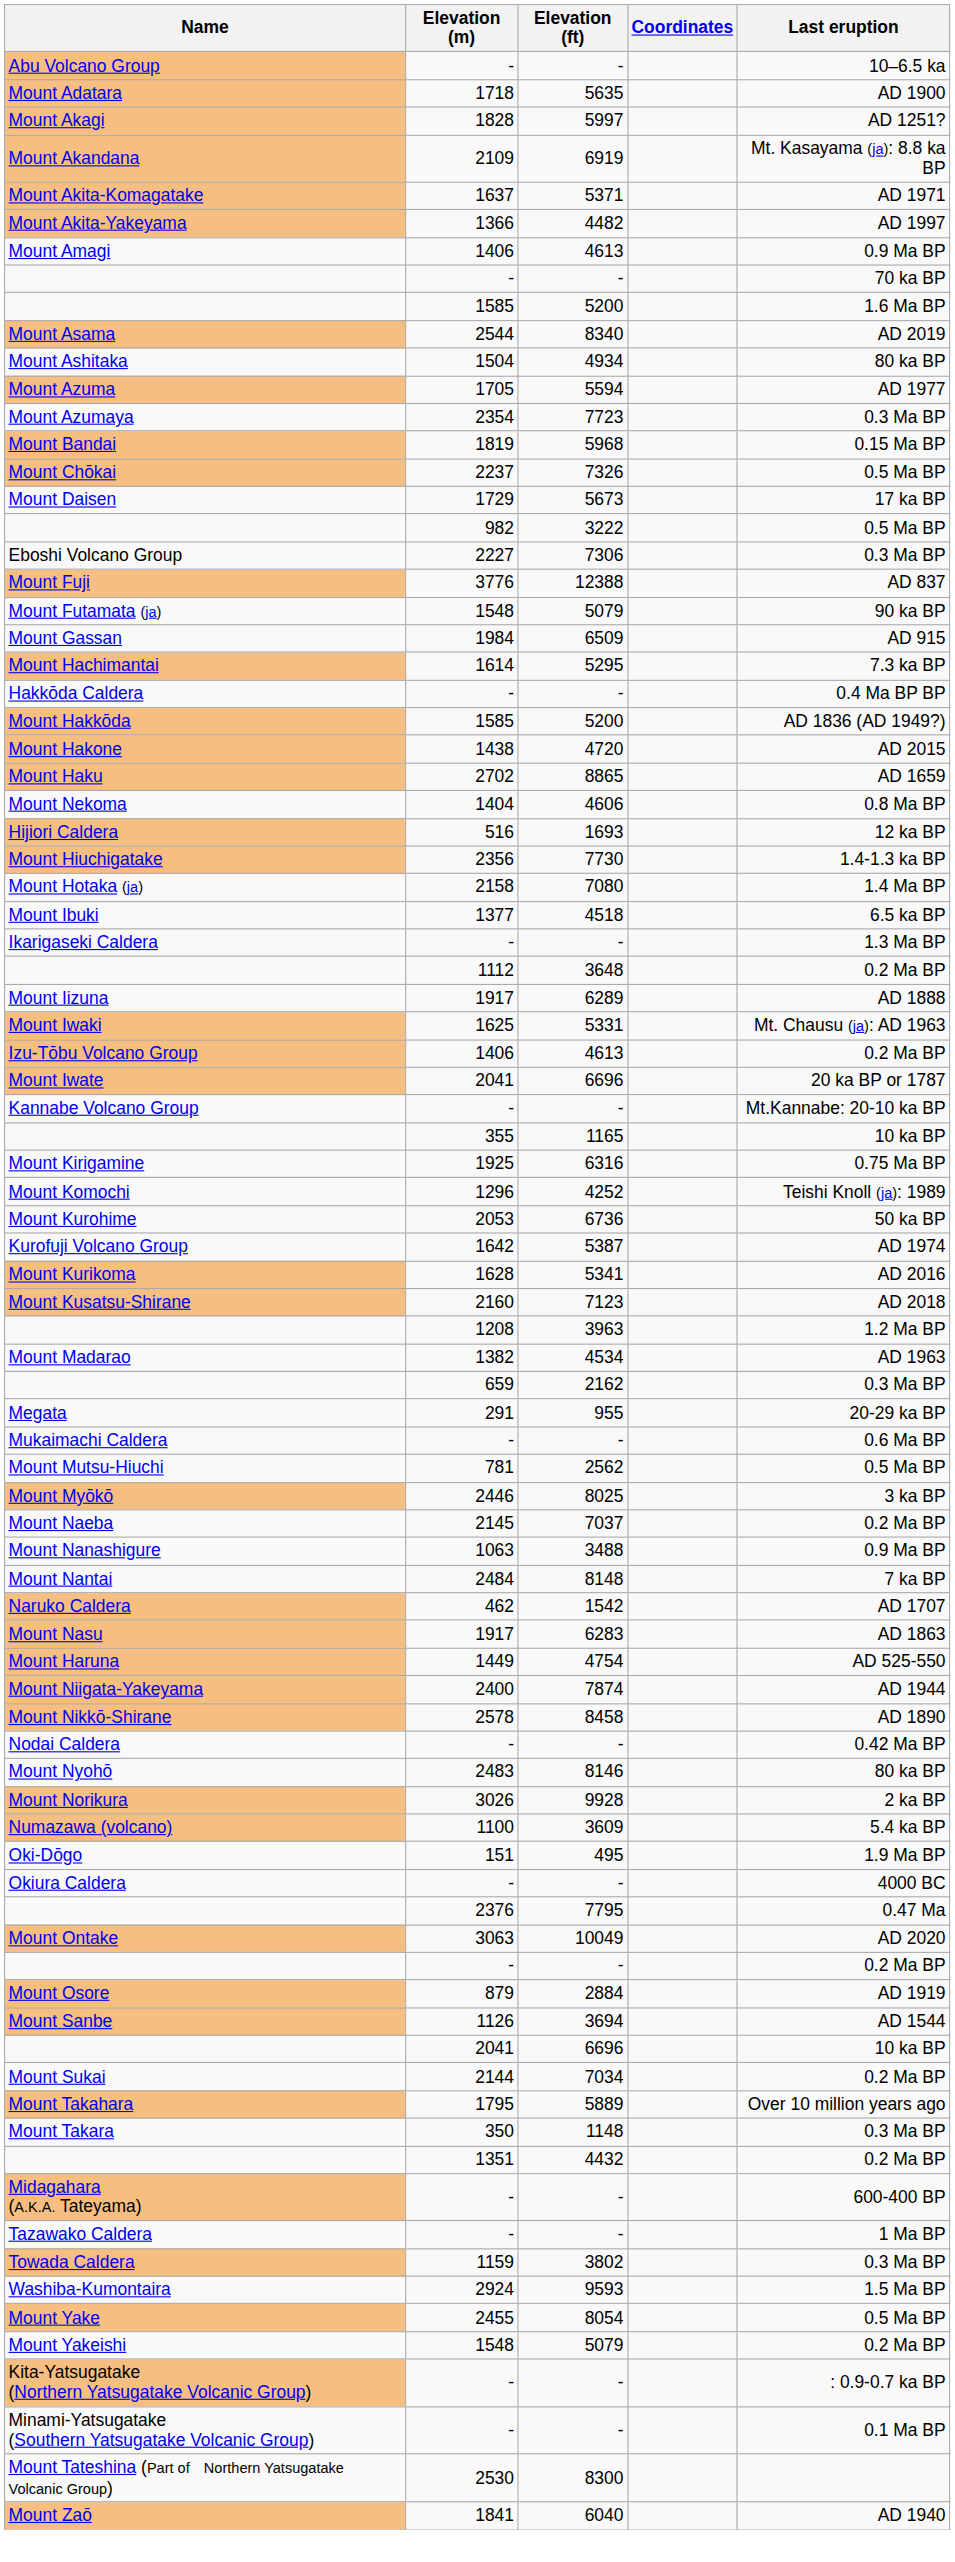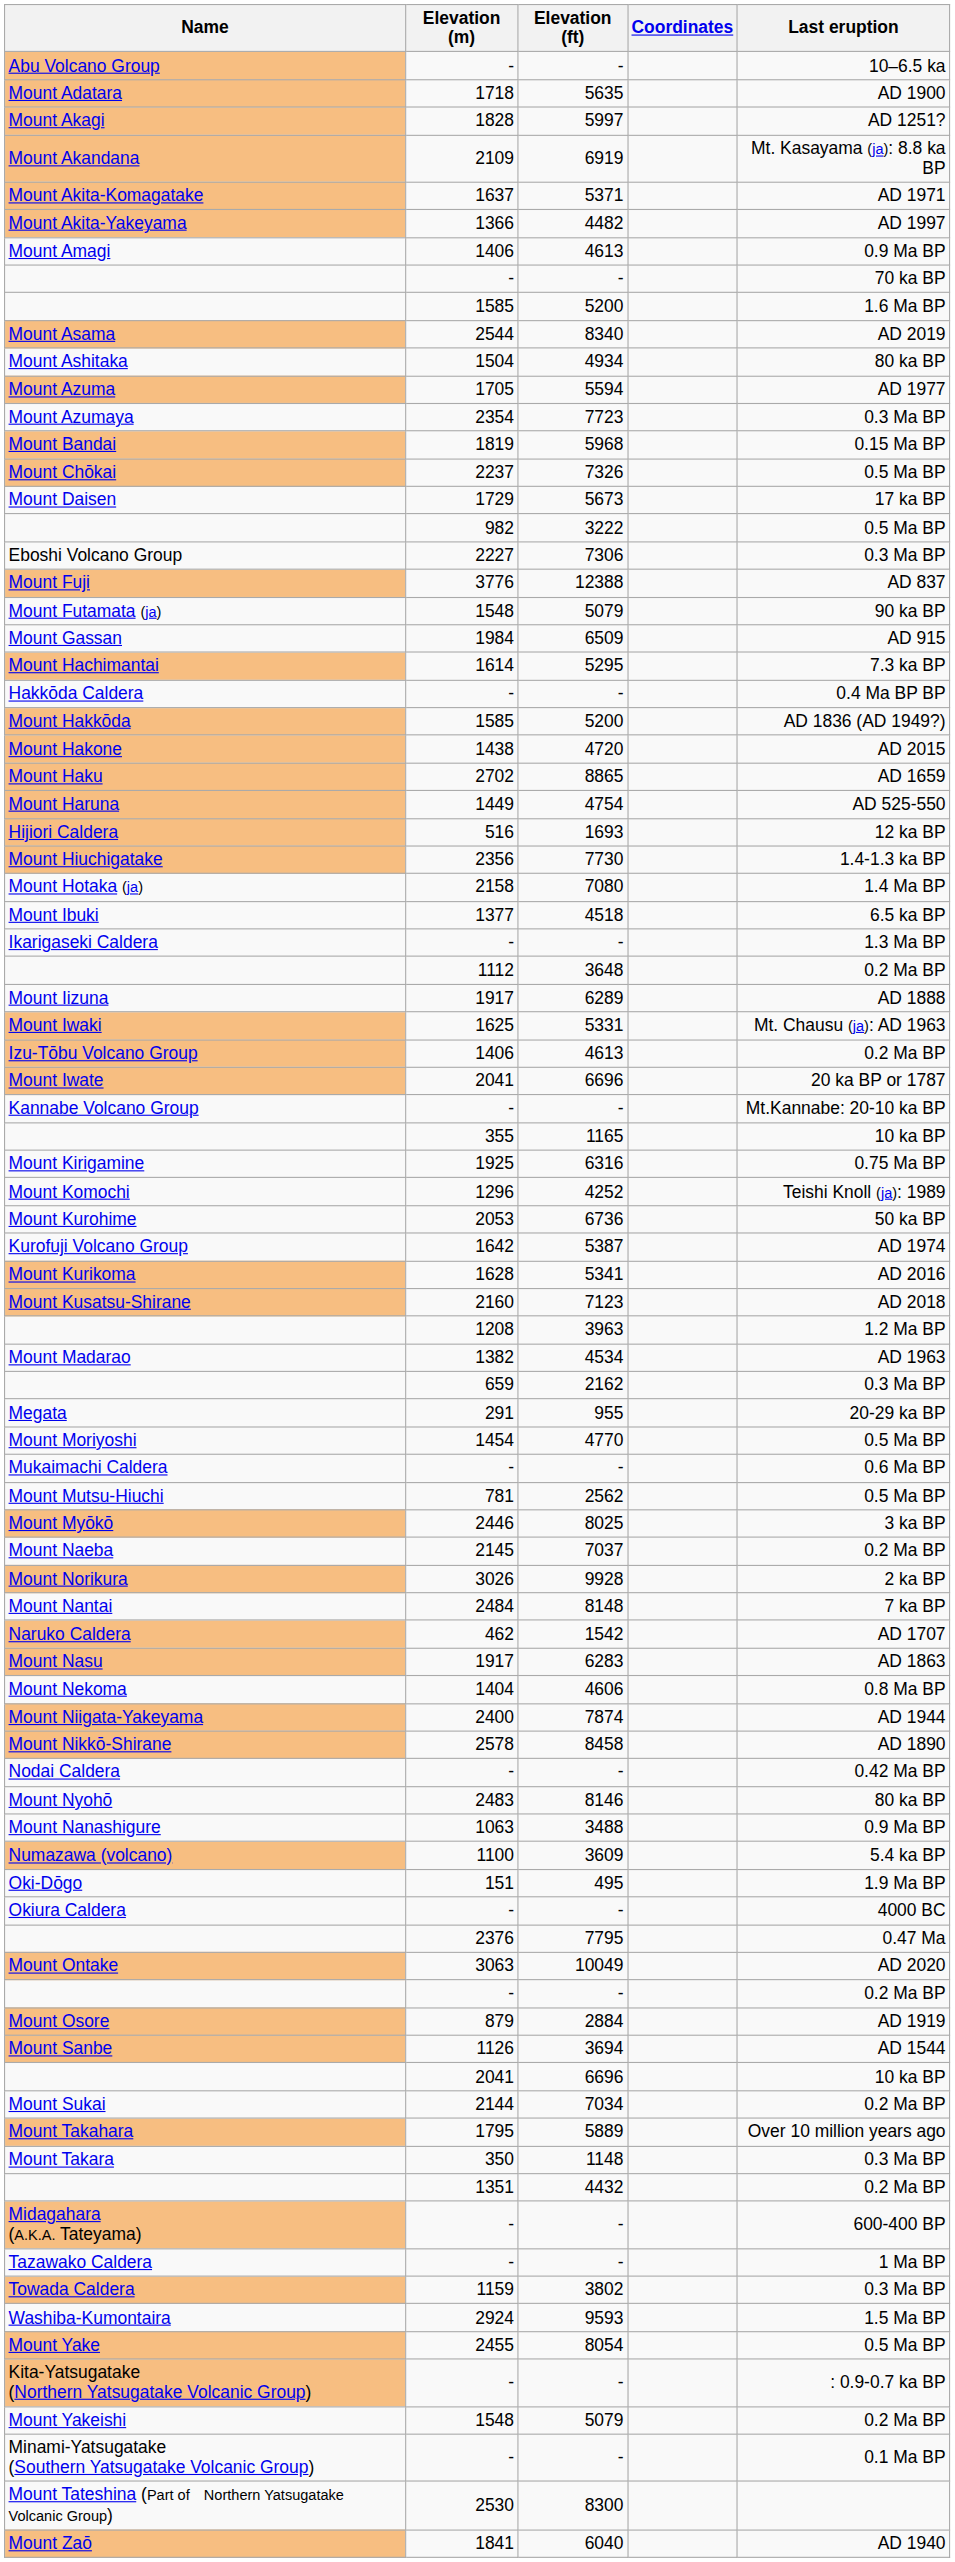rows swapped: (64, 1661) <-> (68, 804)
+ row: (73, 1440)
rows swapped: (85, 1551) <-> (68, 1800)
rows swapped: (67, 2345) <-> (160, 2382)
